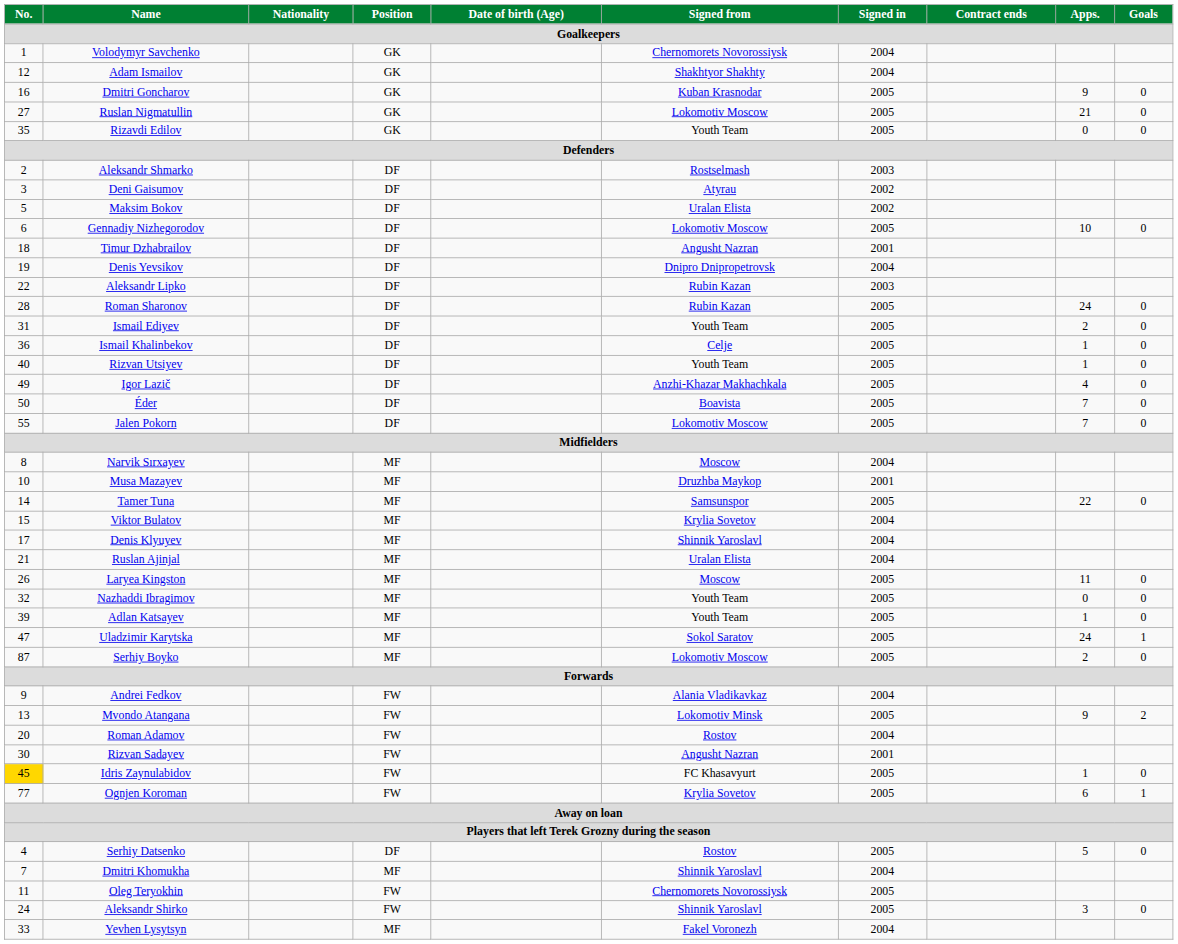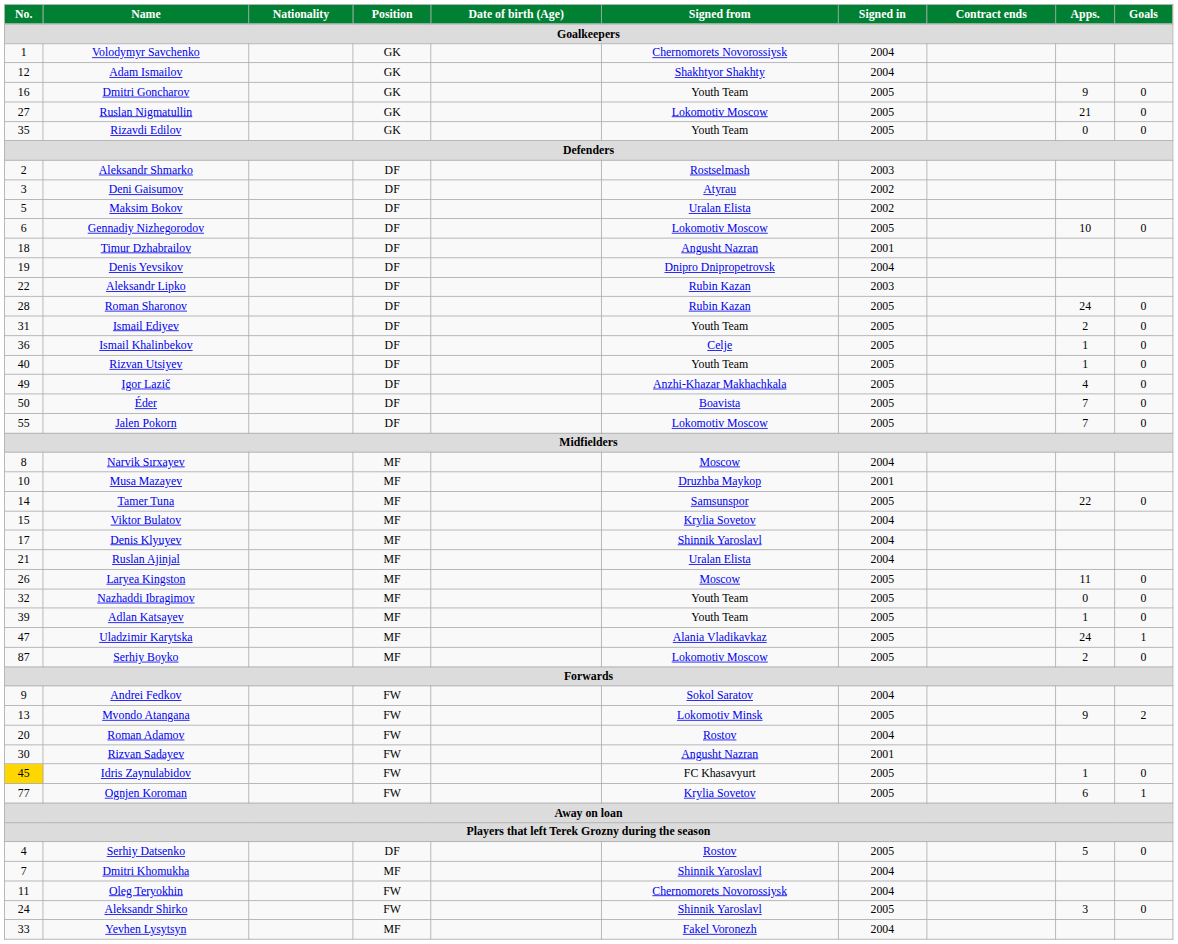(720, 92) Kuban Krasnodar -> (720, 92) Youth Team
(720, 637) Sokol Saratov -> (720, 637) Alania Vladikavkaz
(720, 696) Alania Vladikavkaz -> (720, 696) Sokol Saratov
(882, 891) 2005 -> (882, 891) 2004
